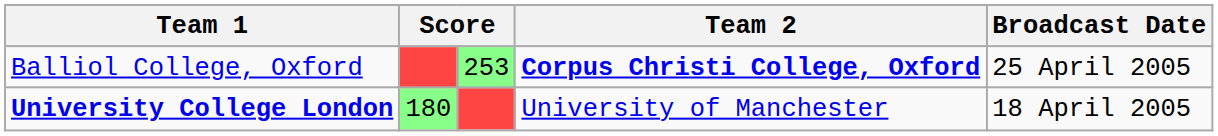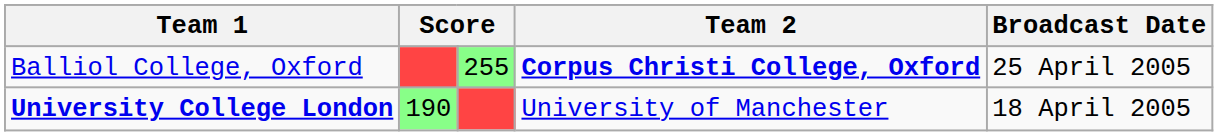(486, 67) 253 -> (486, 67) 255
(428, 109) 180 -> (428, 109) 190
